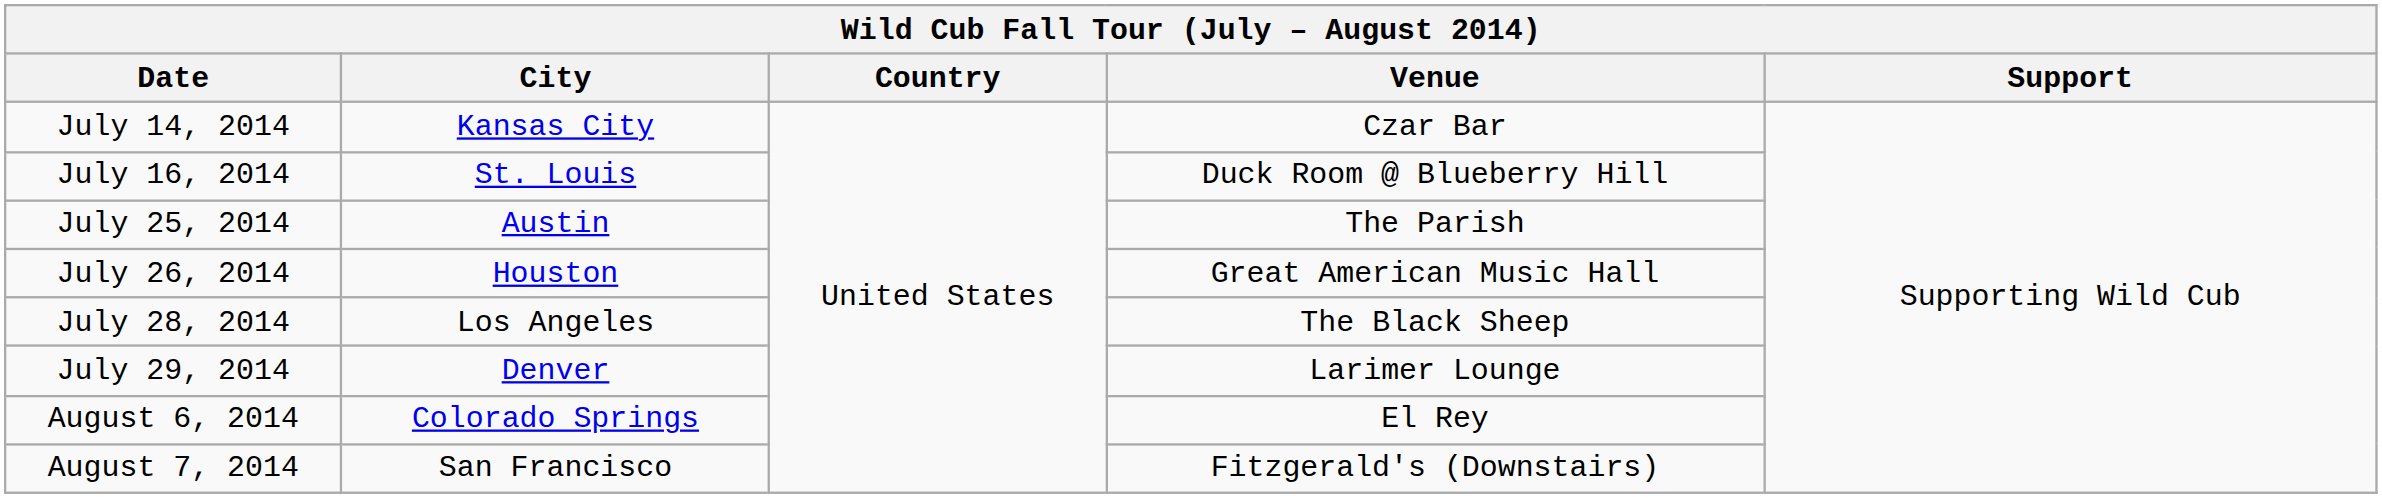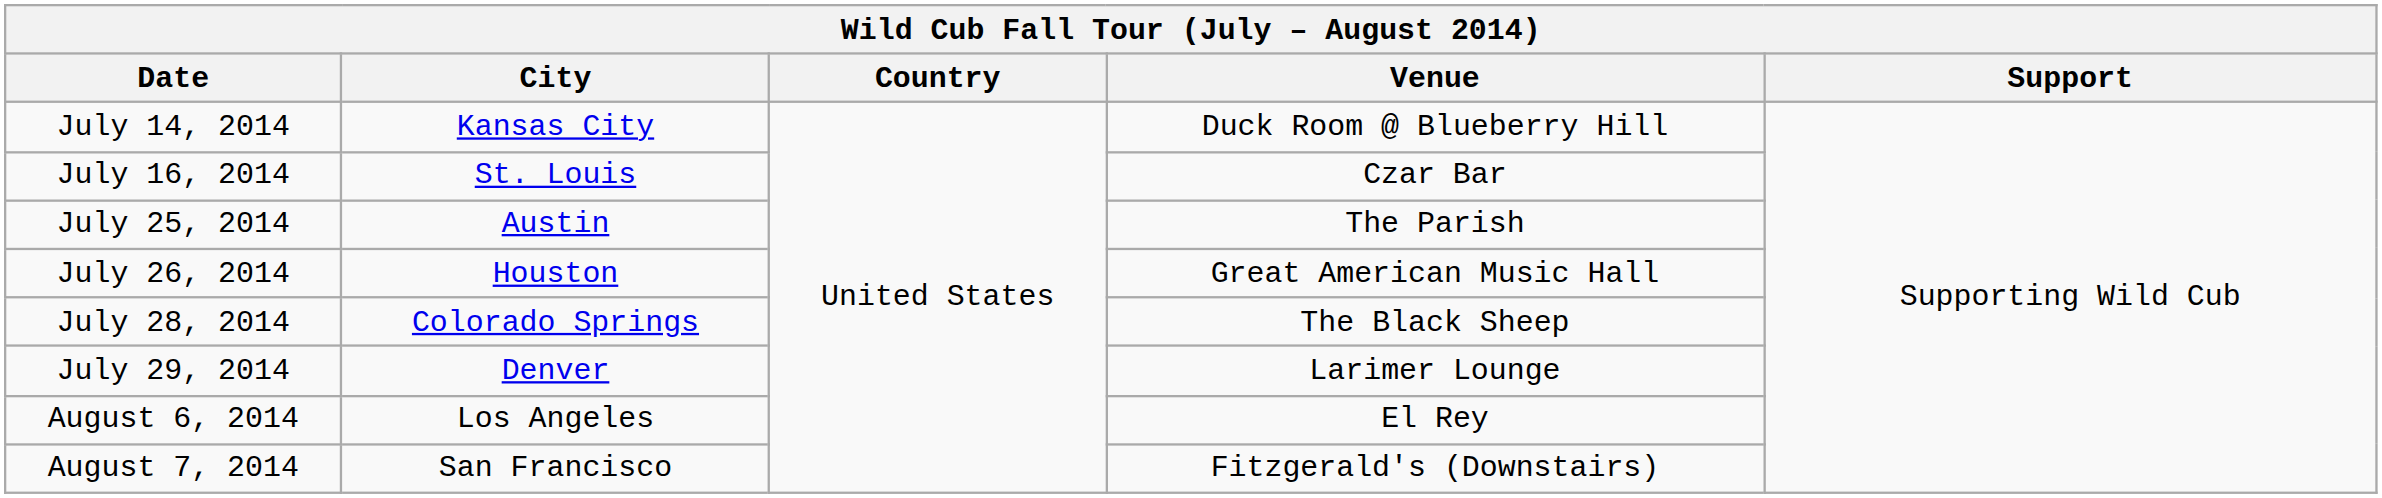(1435, 127) Czar Bar -> (1435, 127) Duck Room @ Blueberry Hill
(1435, 176) Duck Room @ Blueberry Hill -> (1435, 176) Czar Bar
(555, 322) Los Angeles -> (555, 322) Colorado Springs
(555, 419) Colorado Springs -> (555, 419) Los Angeles
